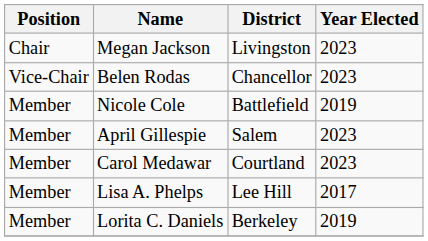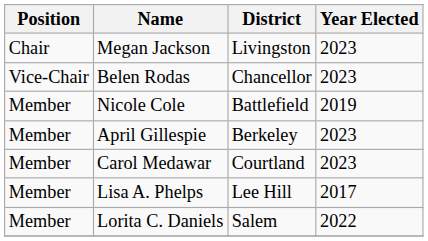(254, 134) Salem -> (265, 134) Berkeley
(265, 221) Berkeley -> (254, 221) Salem
(338, 221) 2019 -> (338, 221) 2022
